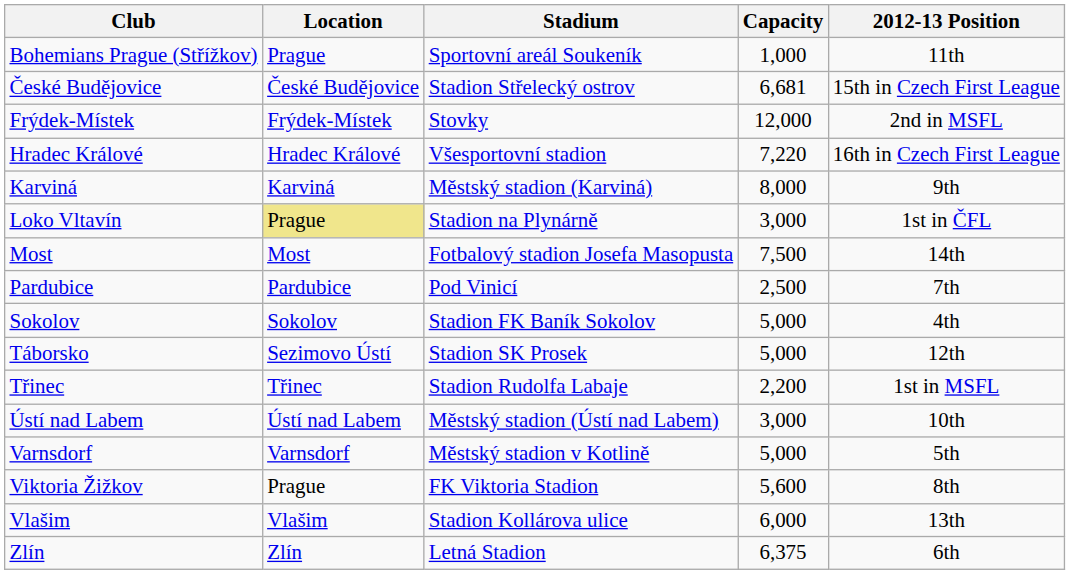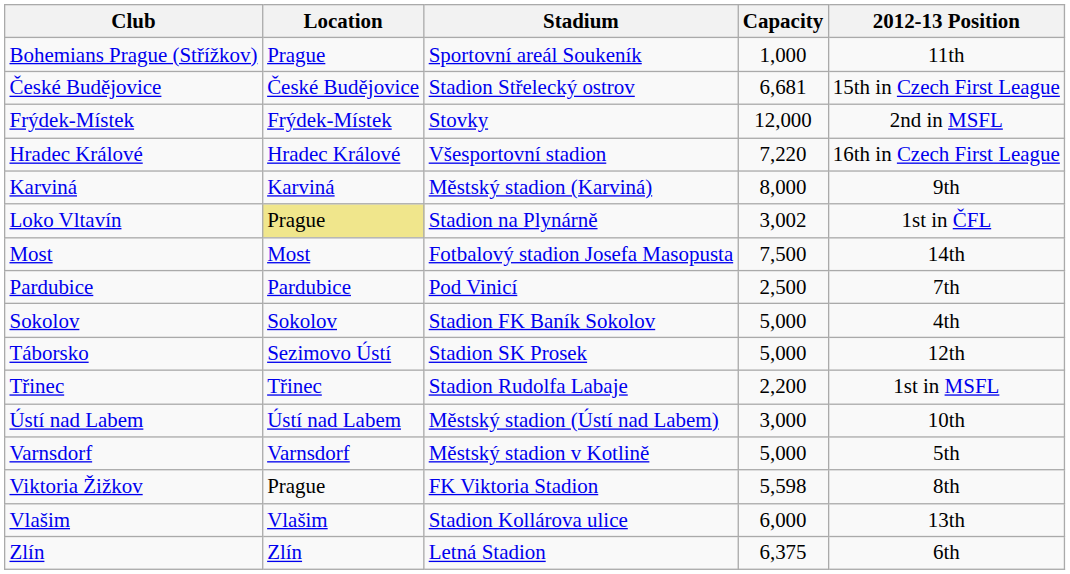(783, 220) 3,000 -> (783, 220) 3,002
(783, 486) 5,600 -> (783, 486) 5,598
